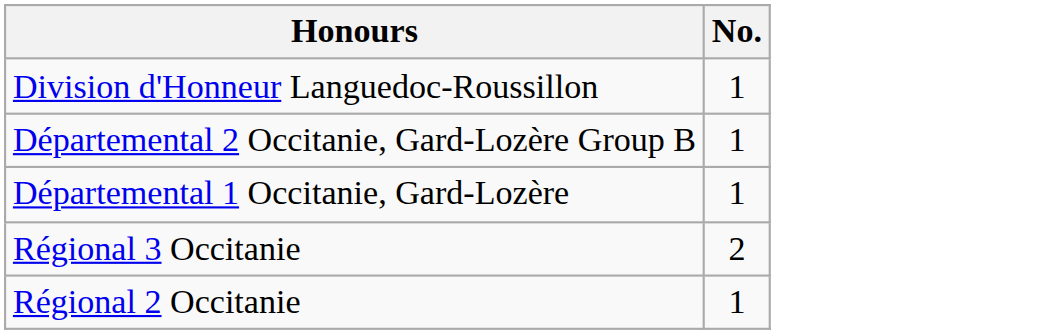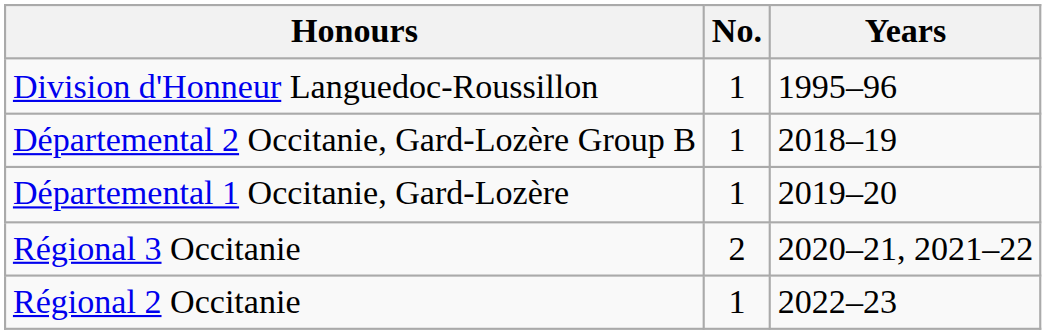+ column: (906, 31)
